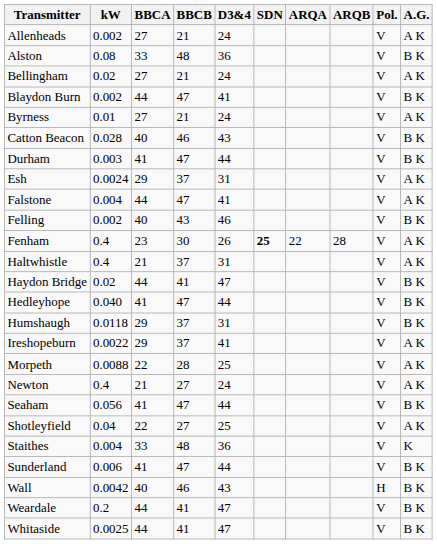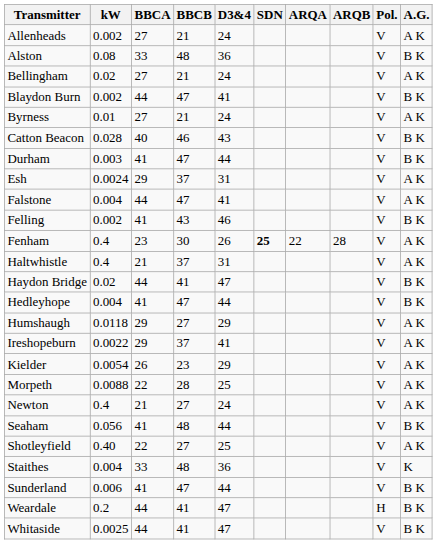(141, 220) 40 -> (141, 220) 41
(107, 302) 0.040 -> (107, 302) 0.004
(183, 323) 37 -> (183, 323) 27
(224, 323) 31 -> (224, 323) 29
(414, 323) B K -> (414, 323) A K
+ row: (27, 364)
(183, 405) 47 -> (183, 425) 48
(104, 425) 0.04 -> (104, 446) 0.40
- row: (19, 487)
(381, 508) V -> (381, 508) H
